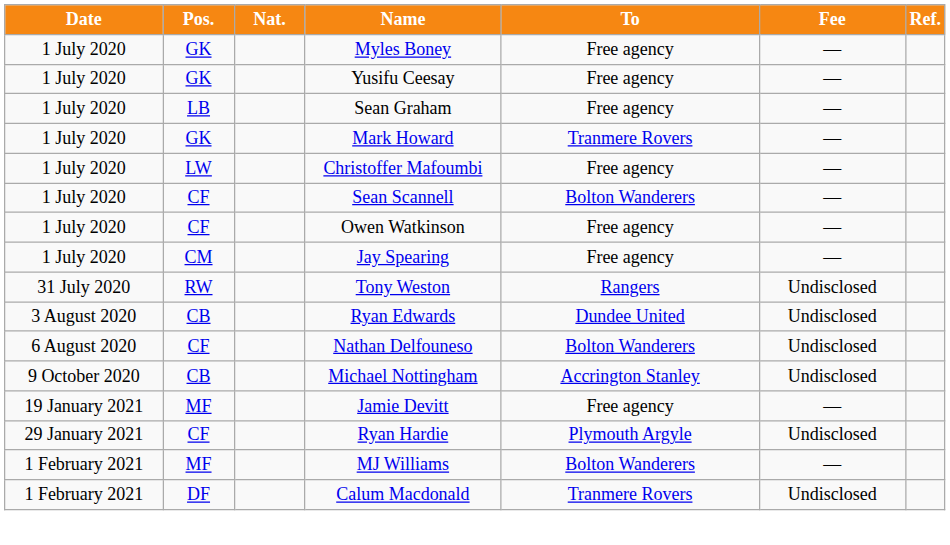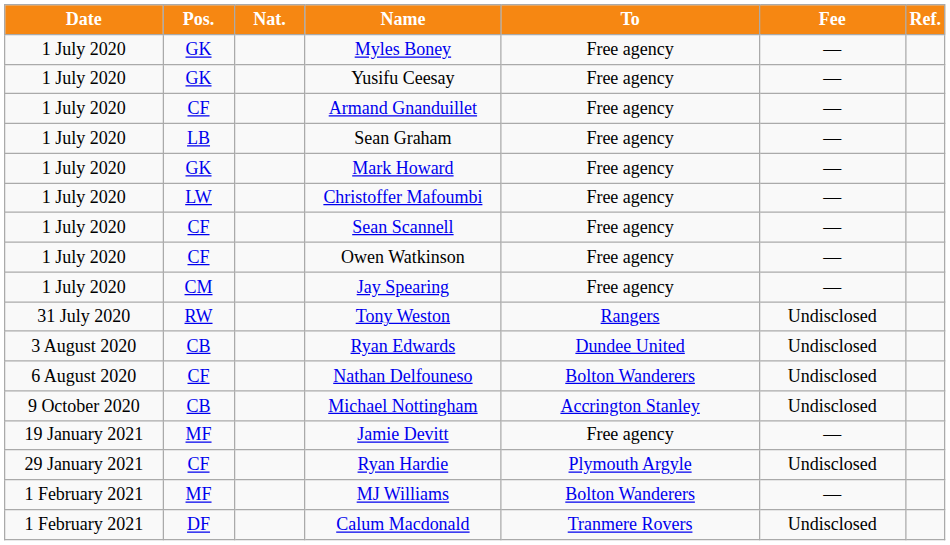+ row: (403, 108)
(630, 138) Tranmere Rovers -> (630, 168) Free agency
(630, 197) Bolton Wanderers -> (630, 227) Free agency
